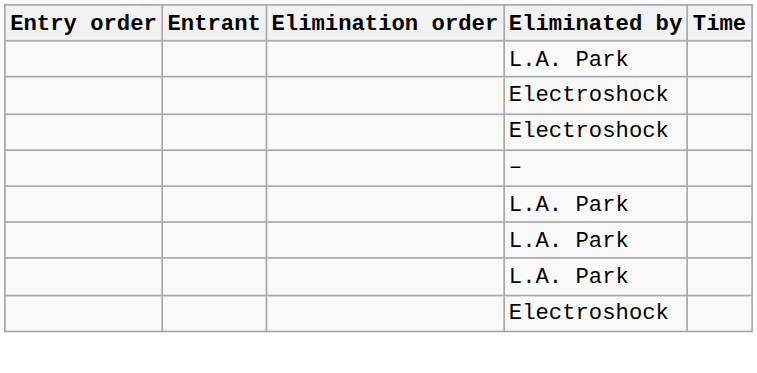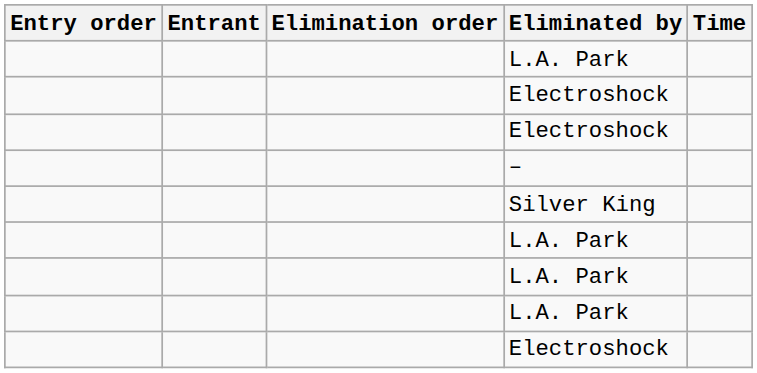+ row: (84, 204)
